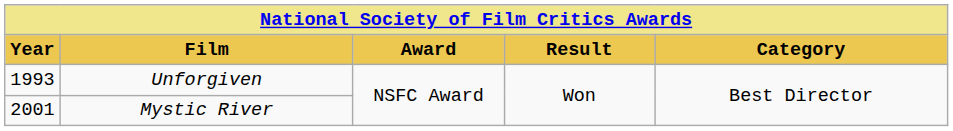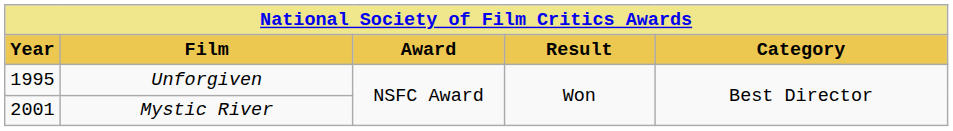(33, 80) 1993 -> (33, 80) 1995
